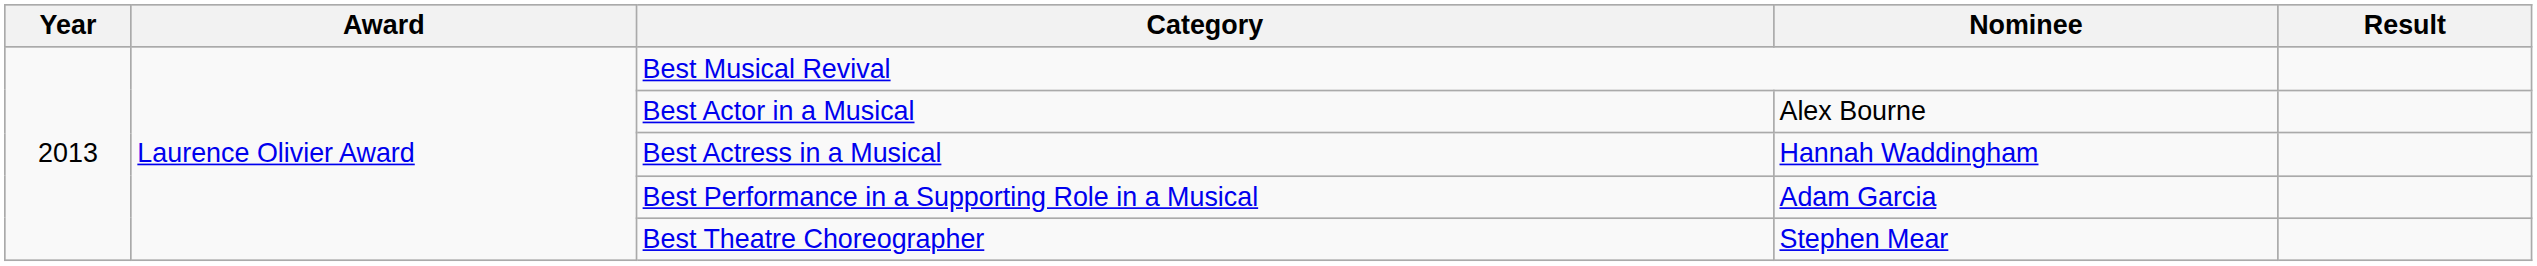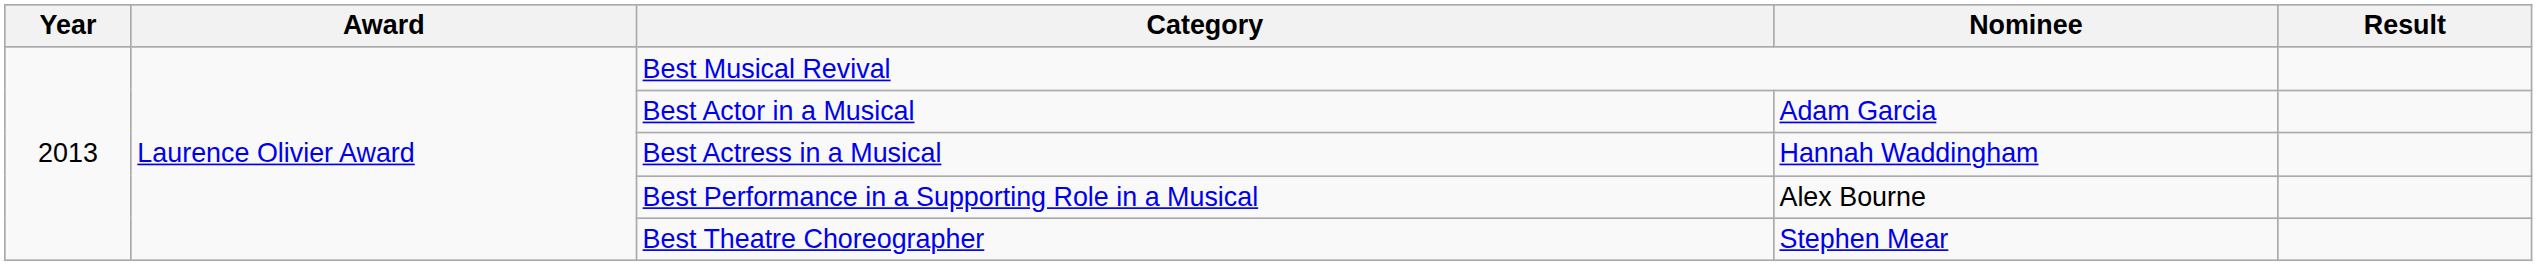(1853, 111) Alex Bourne -> (1858, 111) Adam Garcia
(1858, 196) Adam Garcia -> (1853, 196) Alex Bourne
